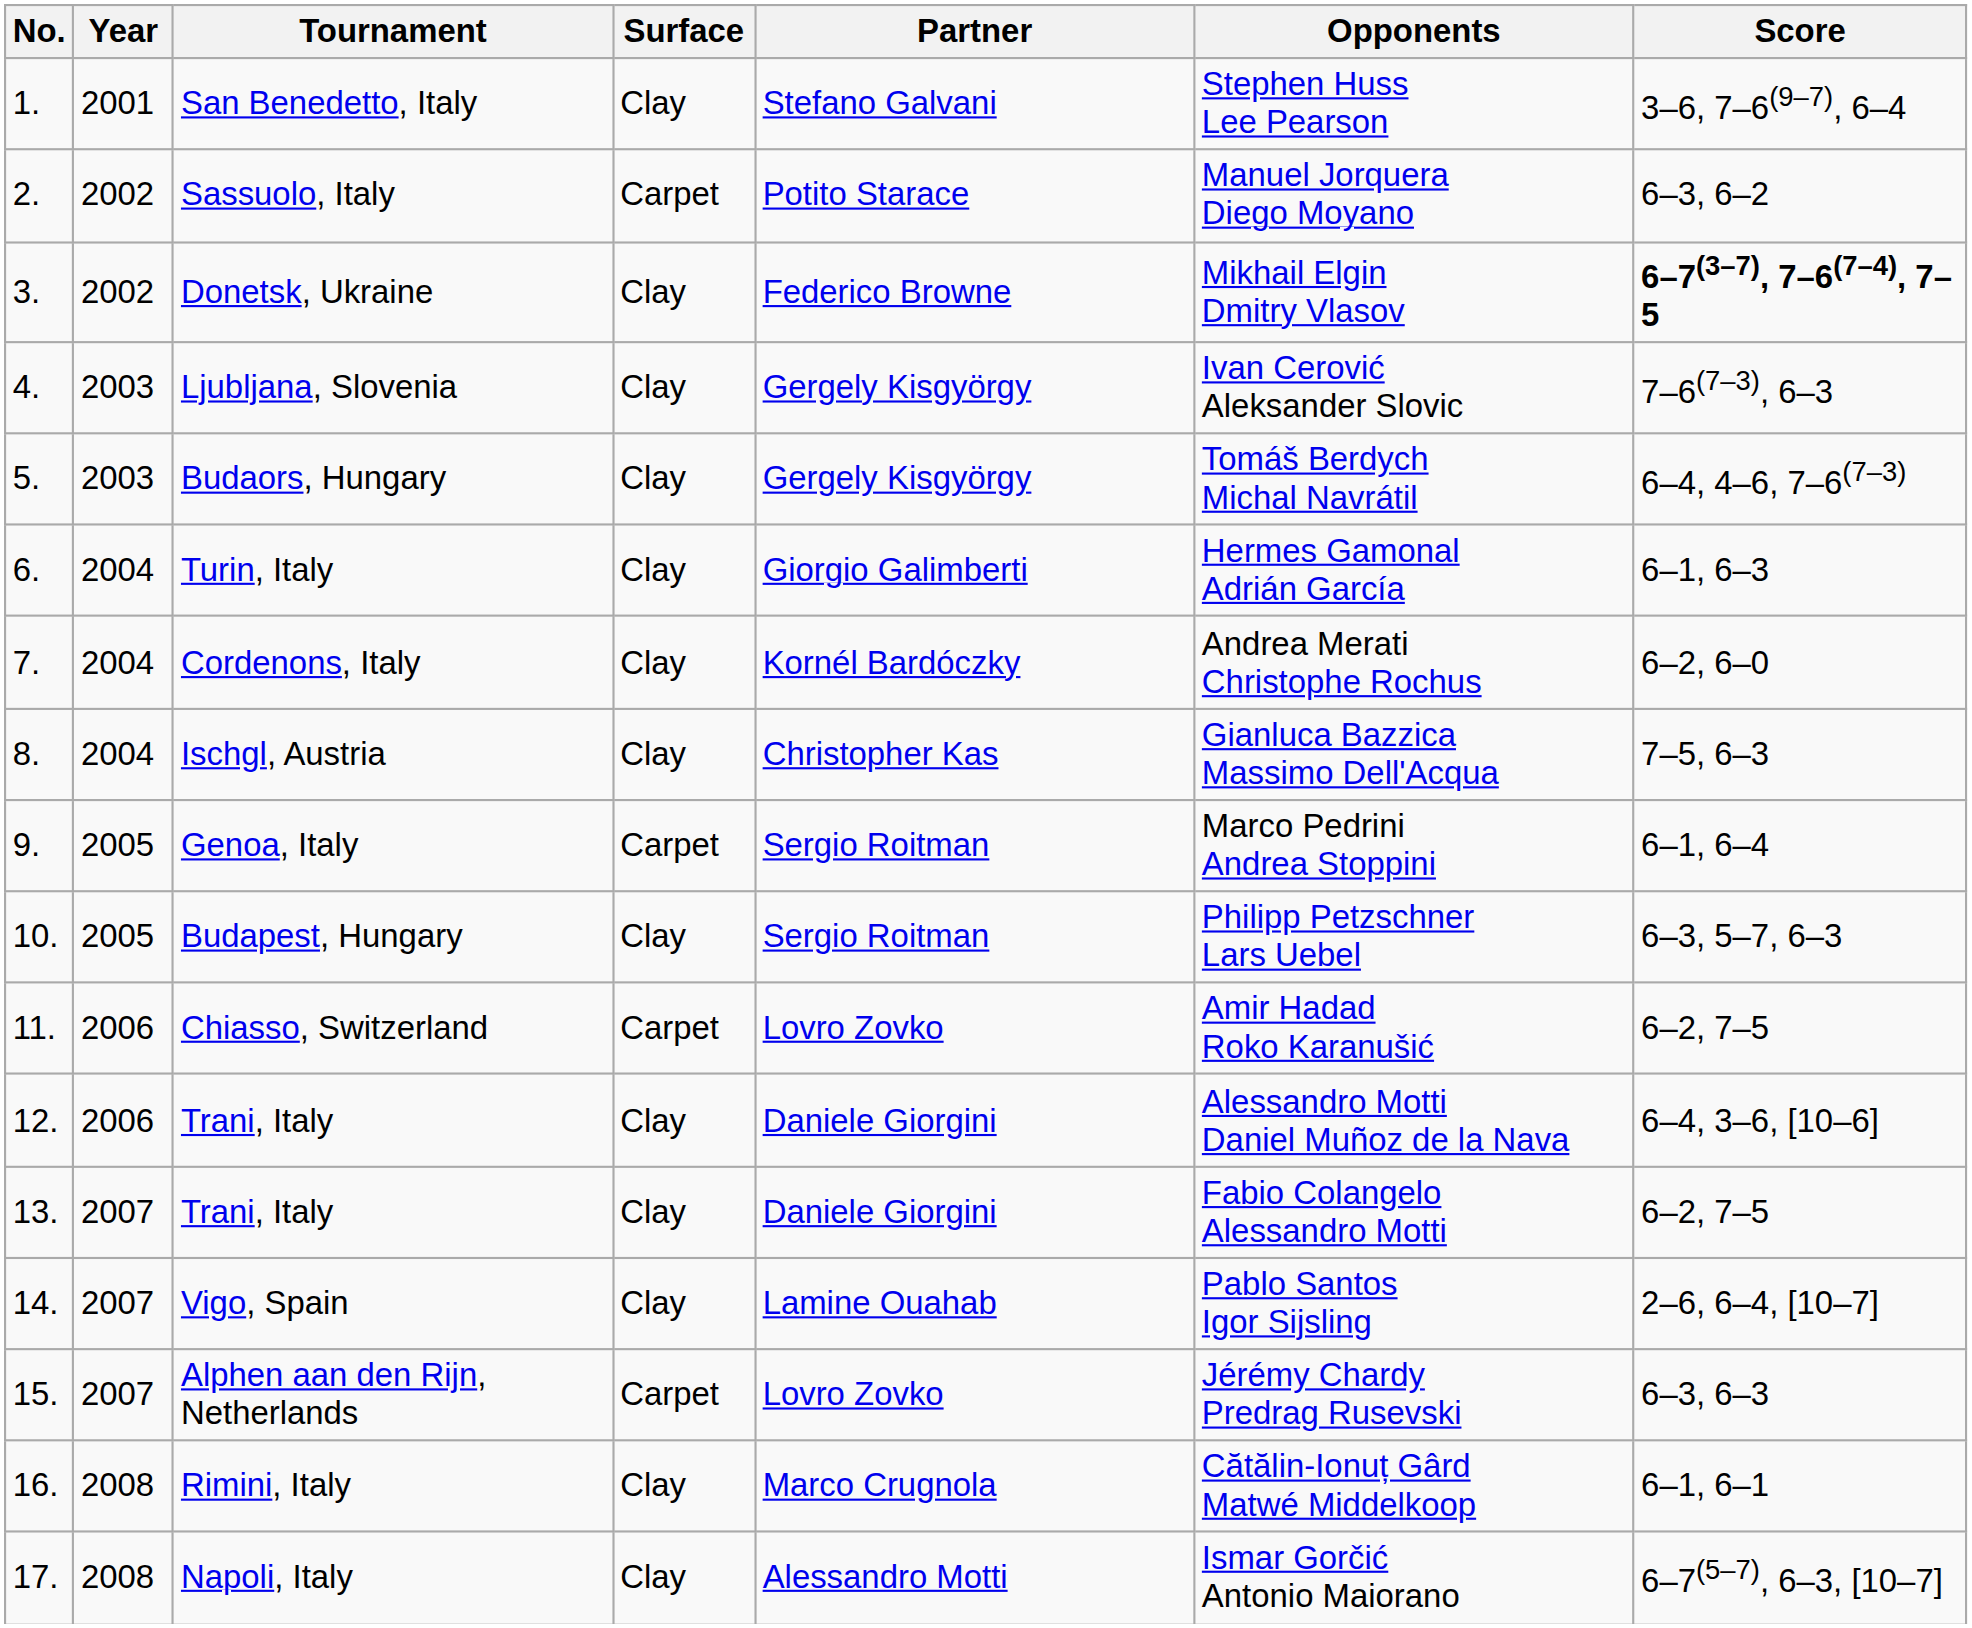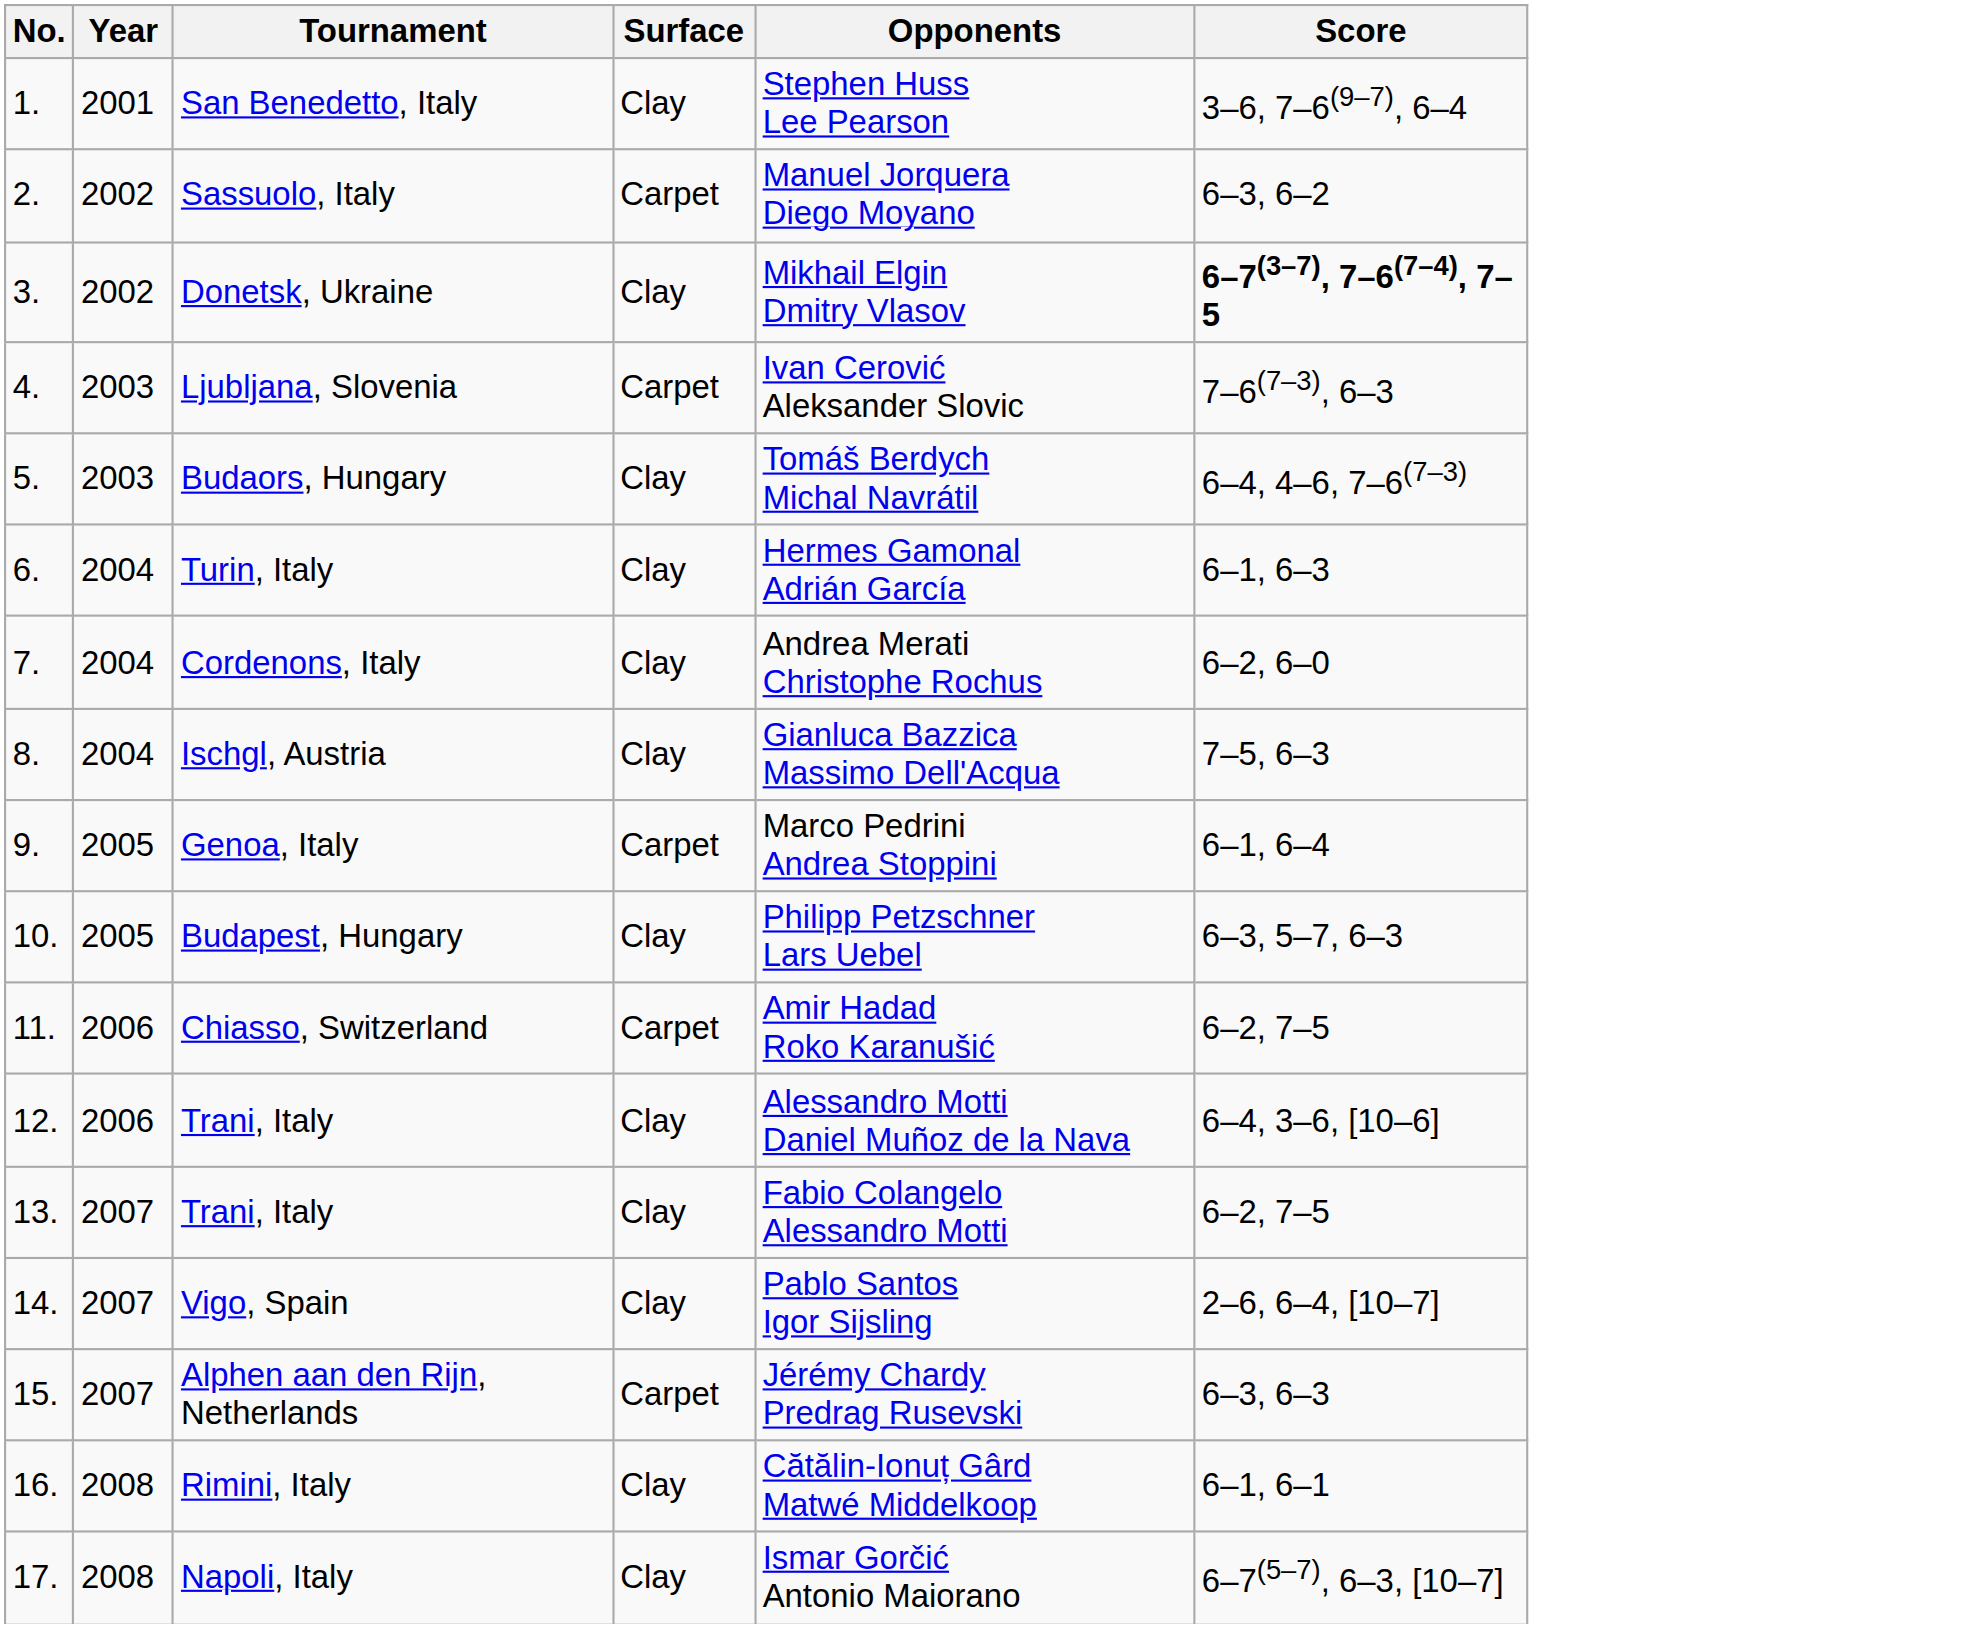- column: (975, 30)
(653, 386) Clay -> (670, 386) Carpet
